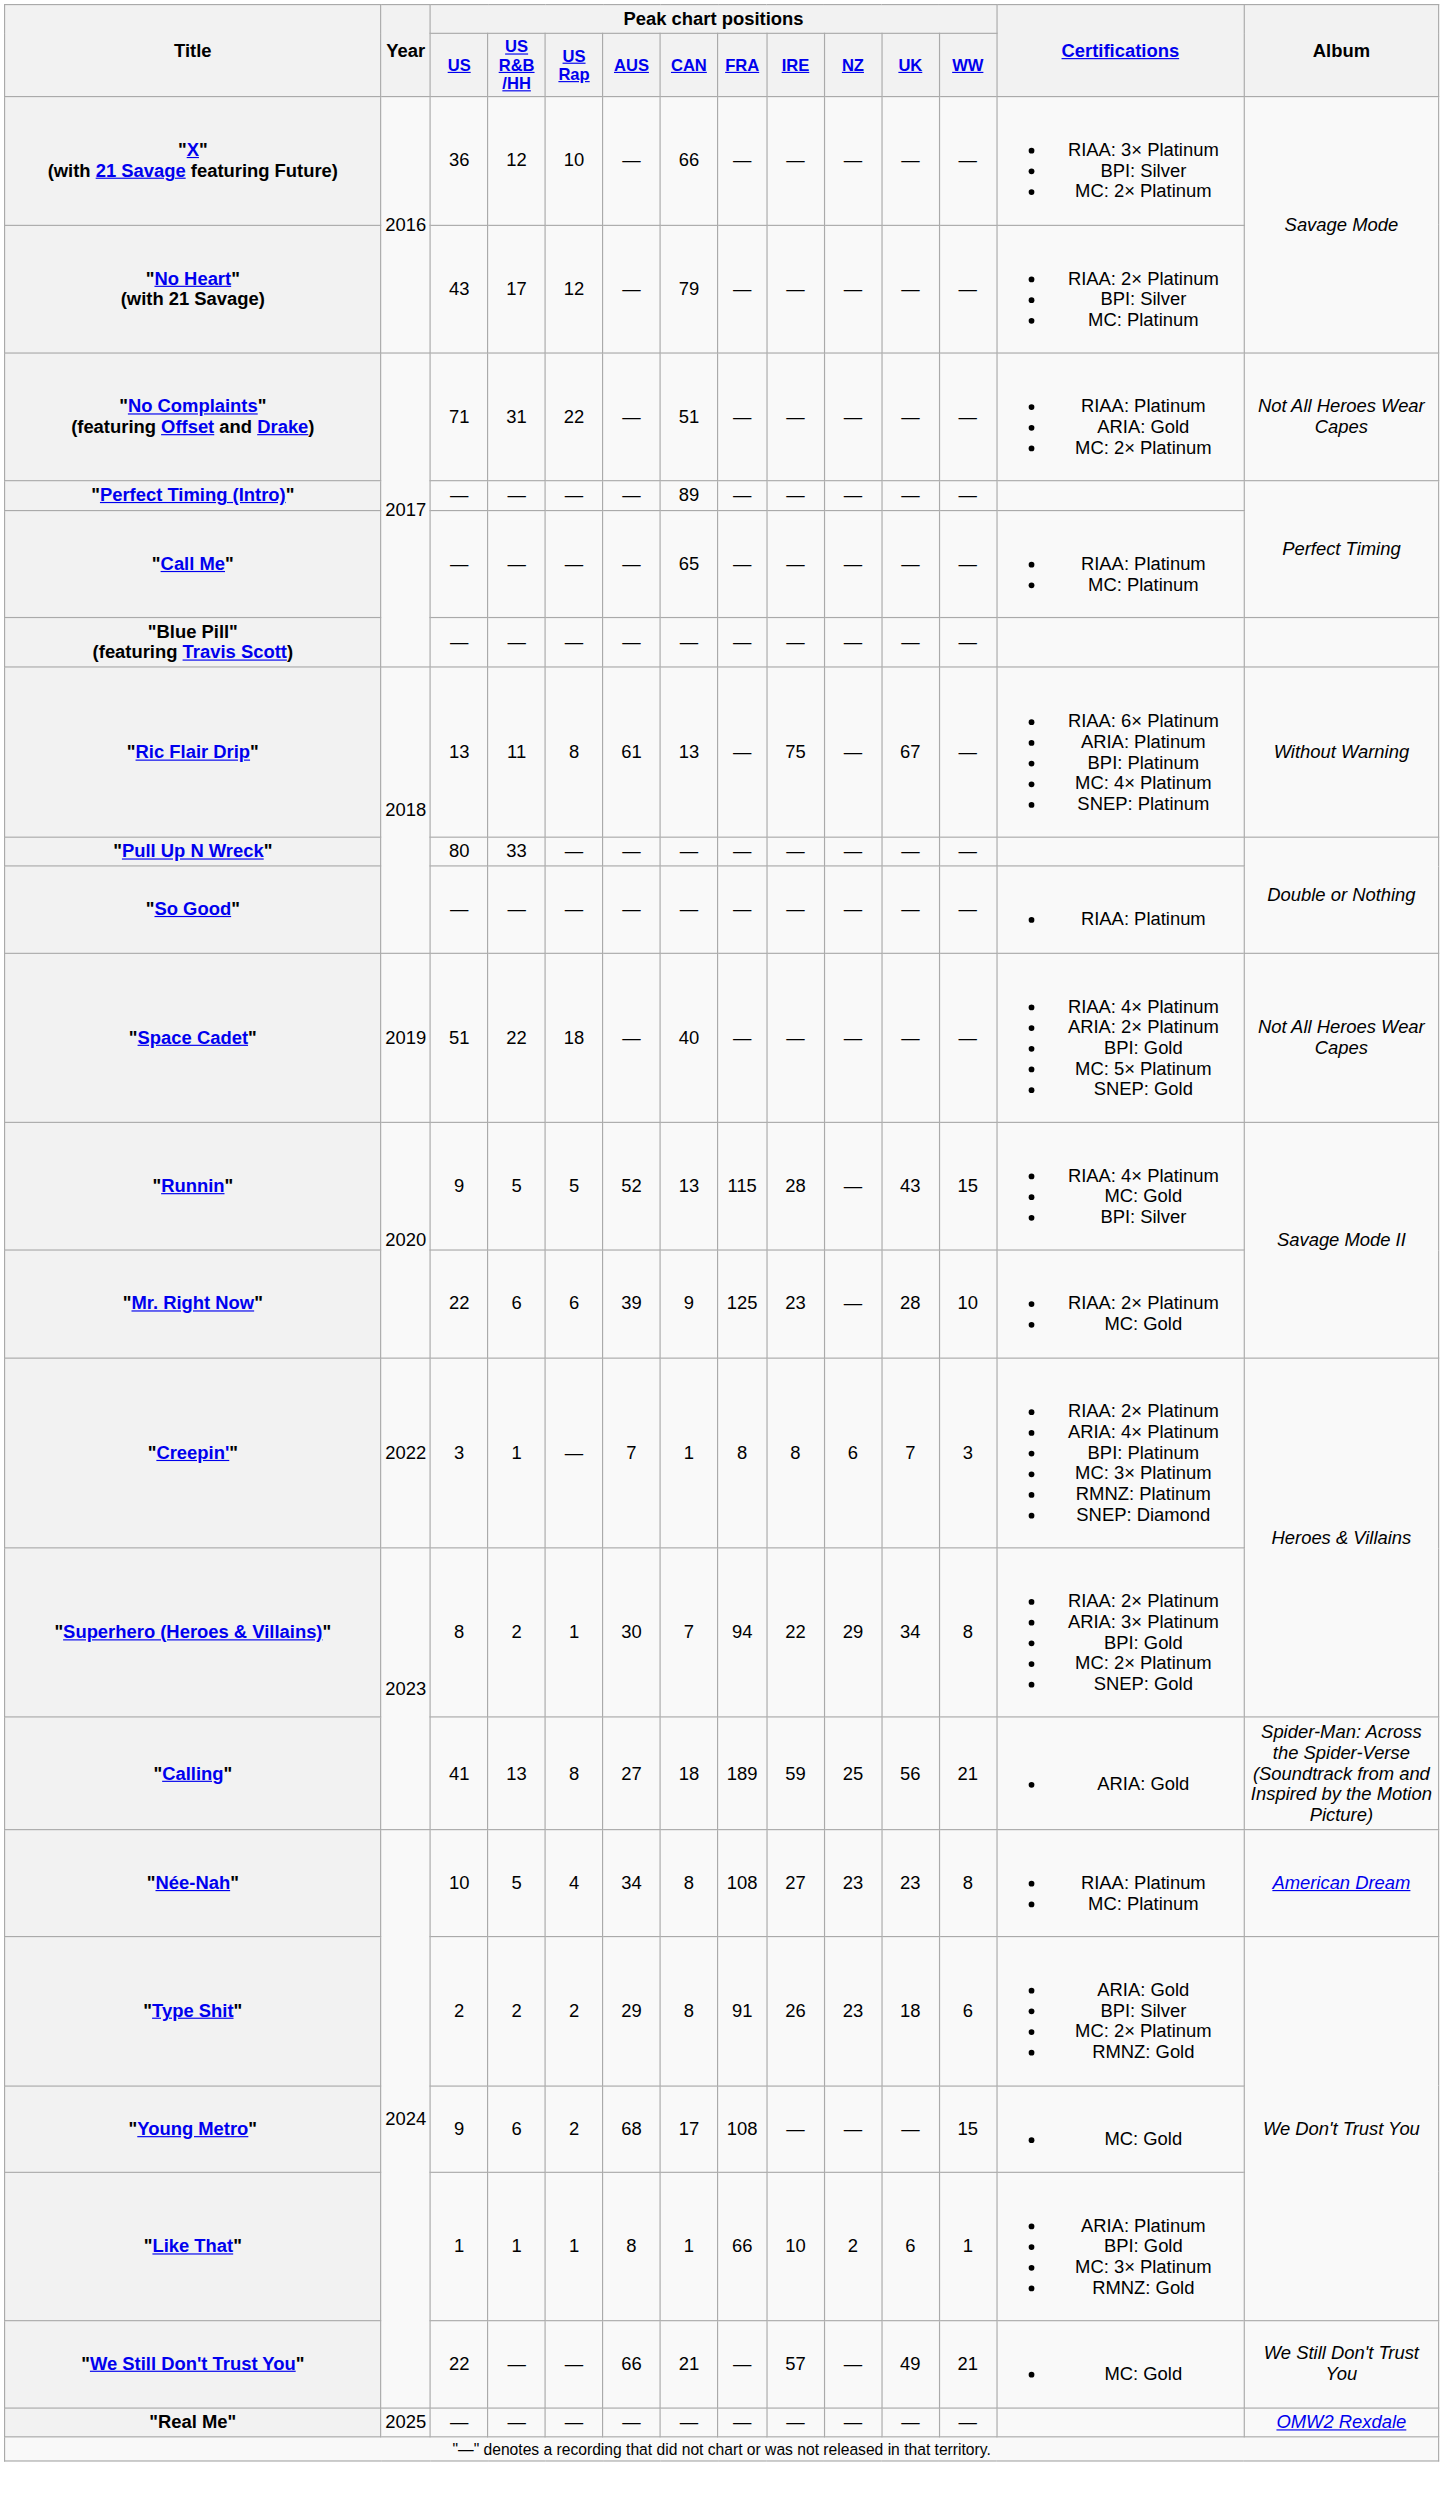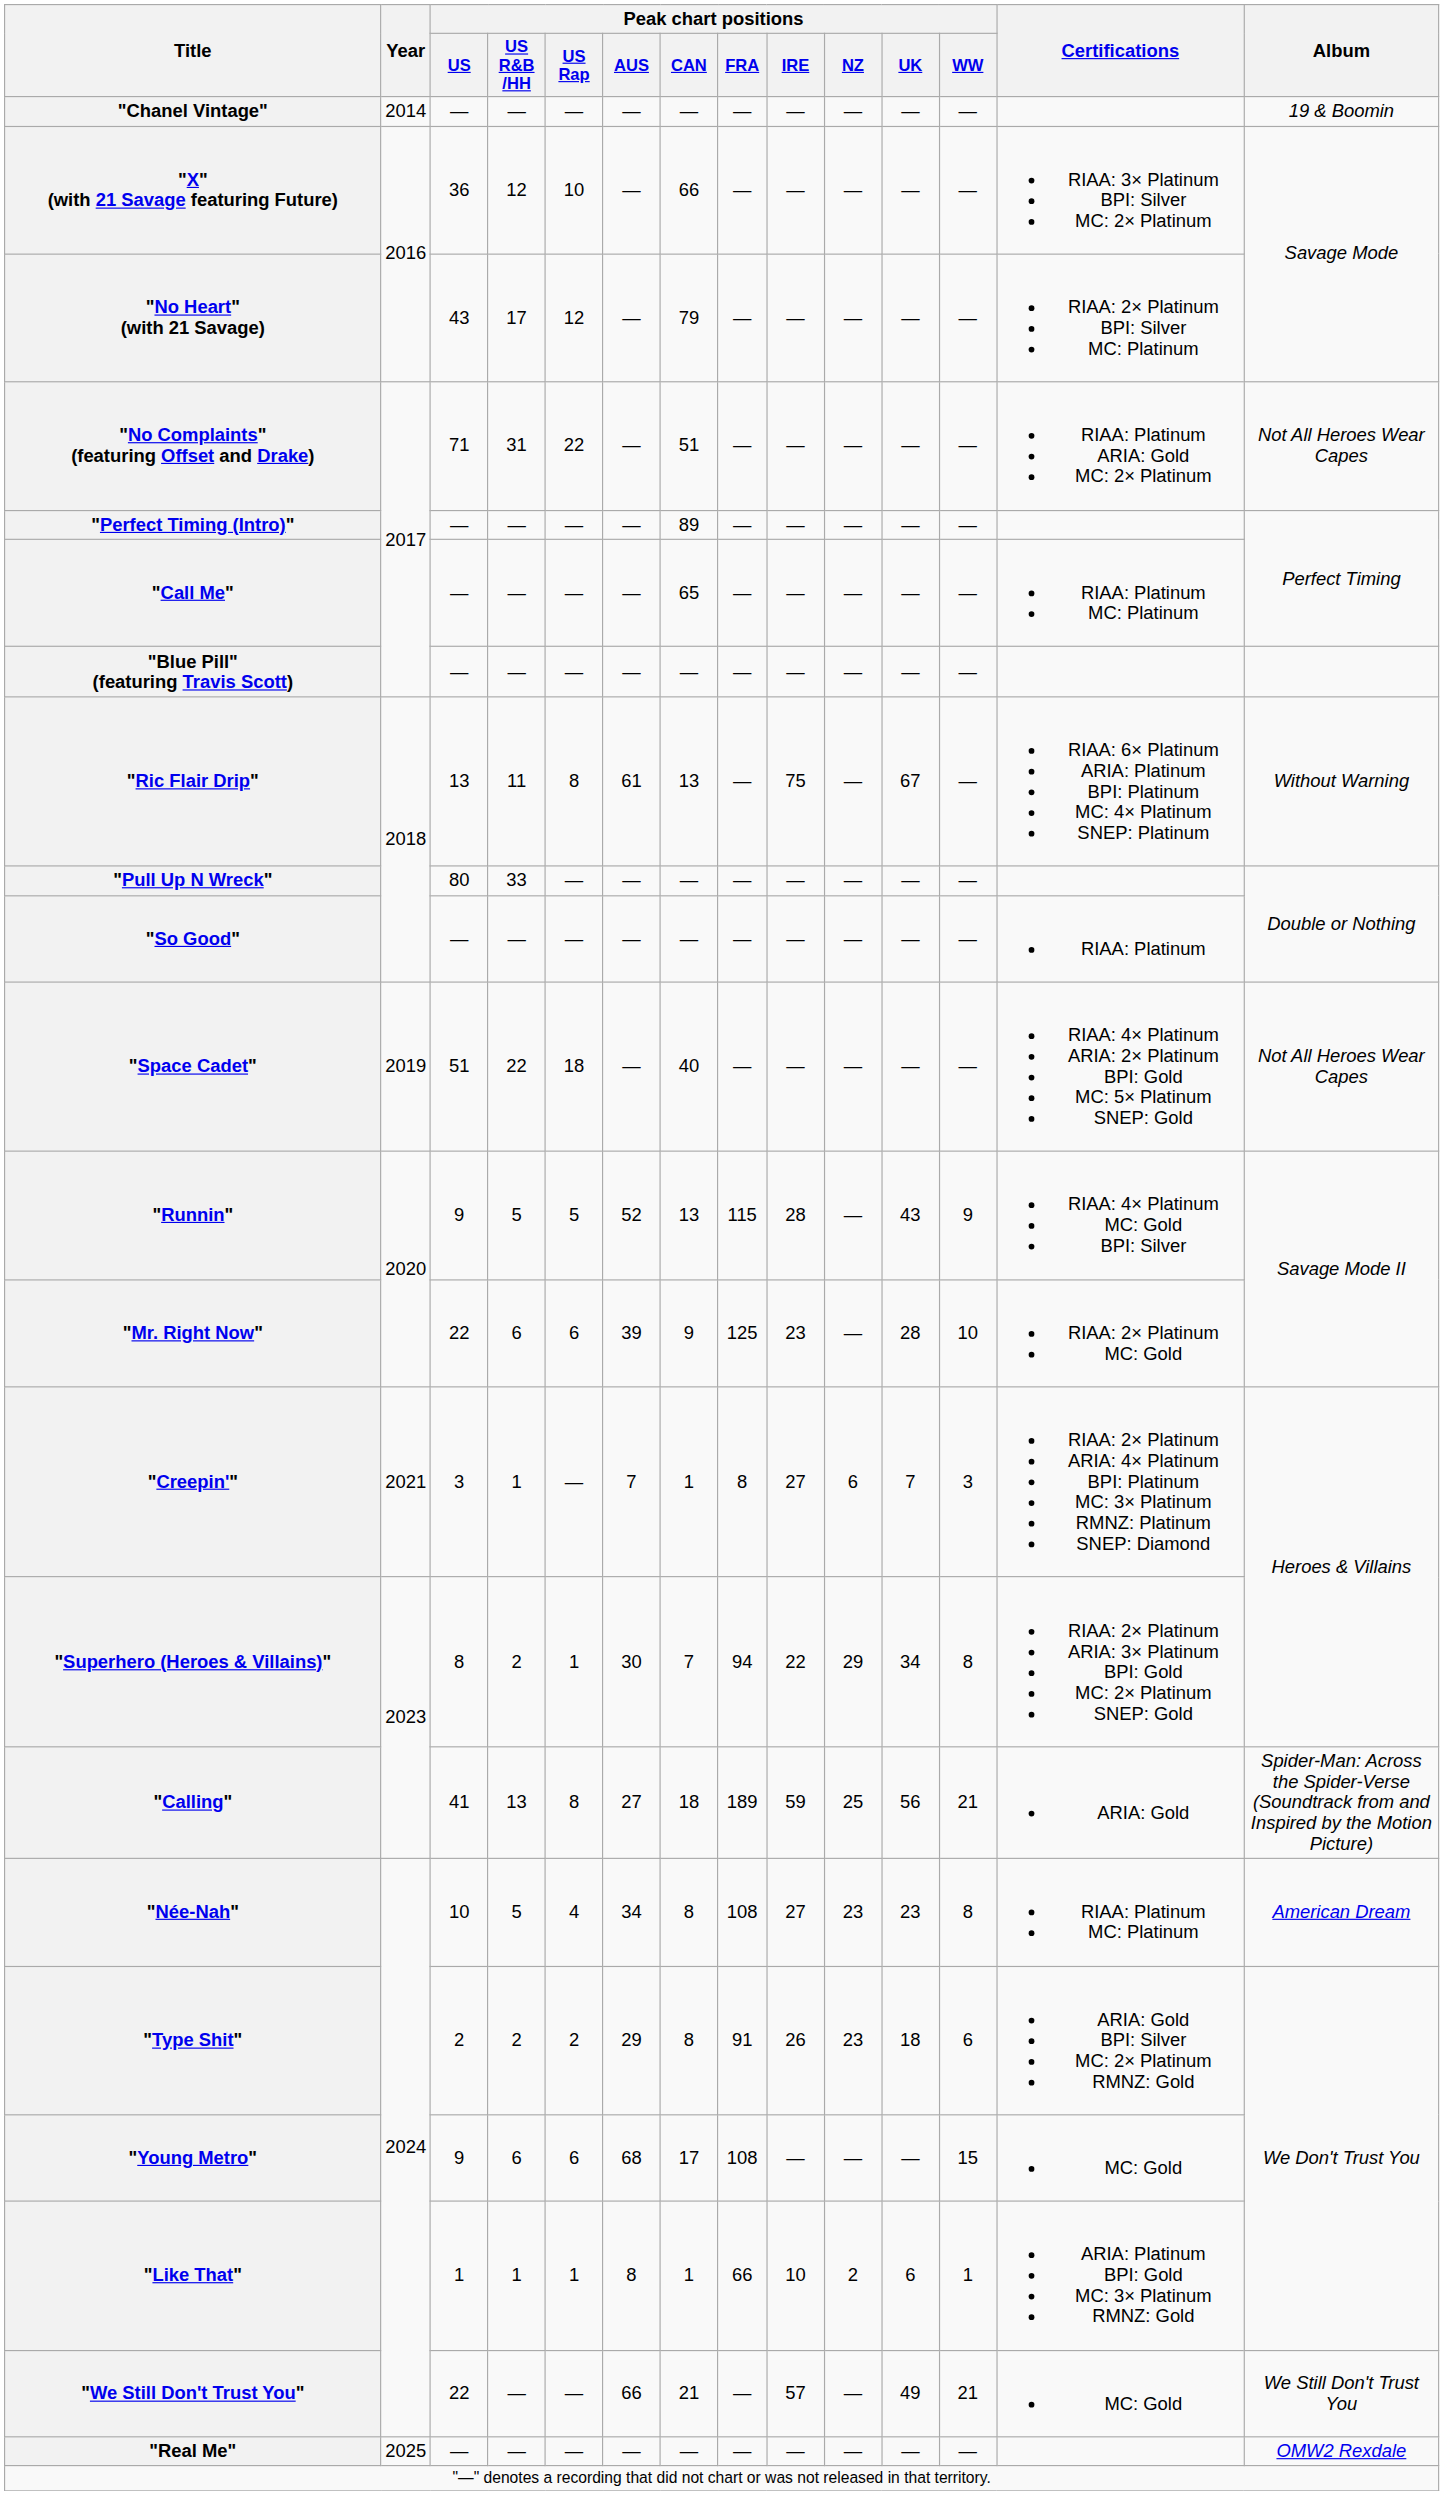+ row: (193, 111)
(968, 1186) 15 -> (968, 1215) 9
(406, 1452) 2022 -> (406, 1481) 2021
(795, 1452) 8 -> (795, 1481) 27
(574, 2128) 2 -> (574, 2157) 6
